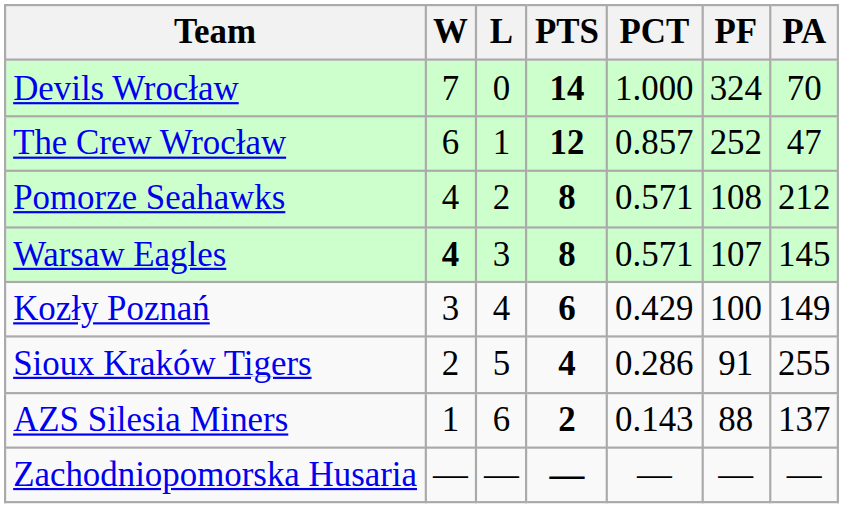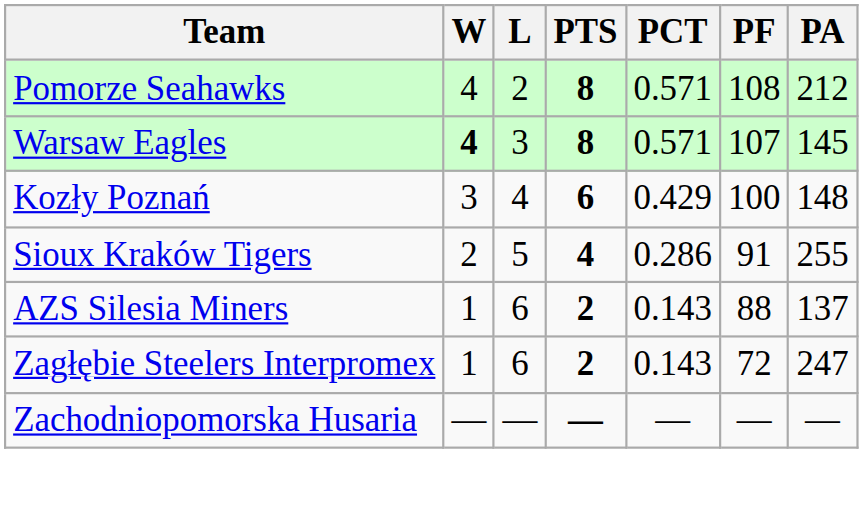- row: (126, 87)
- row: (150, 142)
(804, 308) 149 -> (823, 198) 148
+ row: (224, 364)
